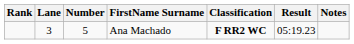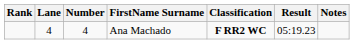(49, 30) 3 -> (49, 30) 4
(85, 30) 5 -> (85, 30) 4
